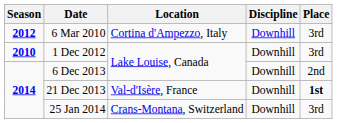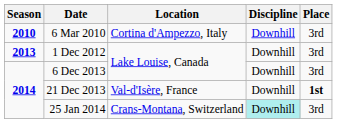(24, 33) 2012 -> (24, 33) 2010
(24, 52) 2010 -> (24, 52) 2013
(316, 71) 2nd -> (316, 71) 3rd
(273, 109) no background -> (273, 109) paleturquoise background
